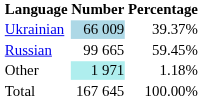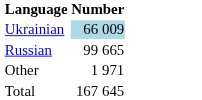- column: (163, 9)
(108, 70) paleturquoise background -> (108, 70) no background
